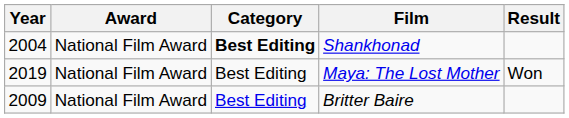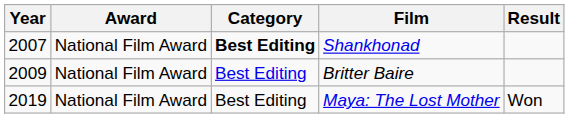(28, 46) 2004 -> (28, 46) 2007
rows swapped: (368, 100) <-> (411, 73)
